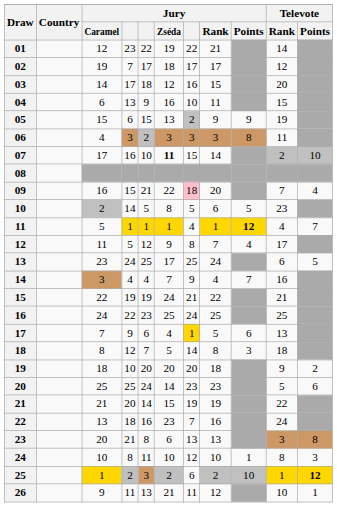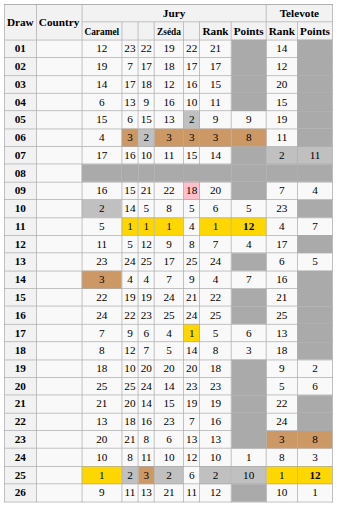(169, 155) bold -> (169, 155) normal
(315, 155) 10 -> (315, 155) 11
